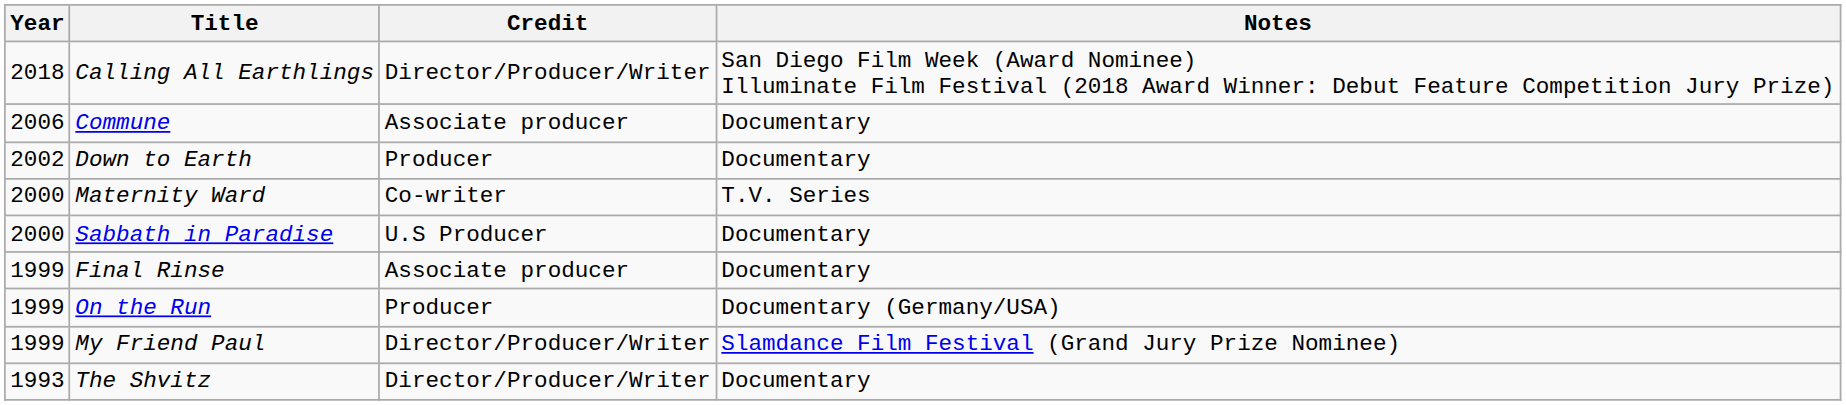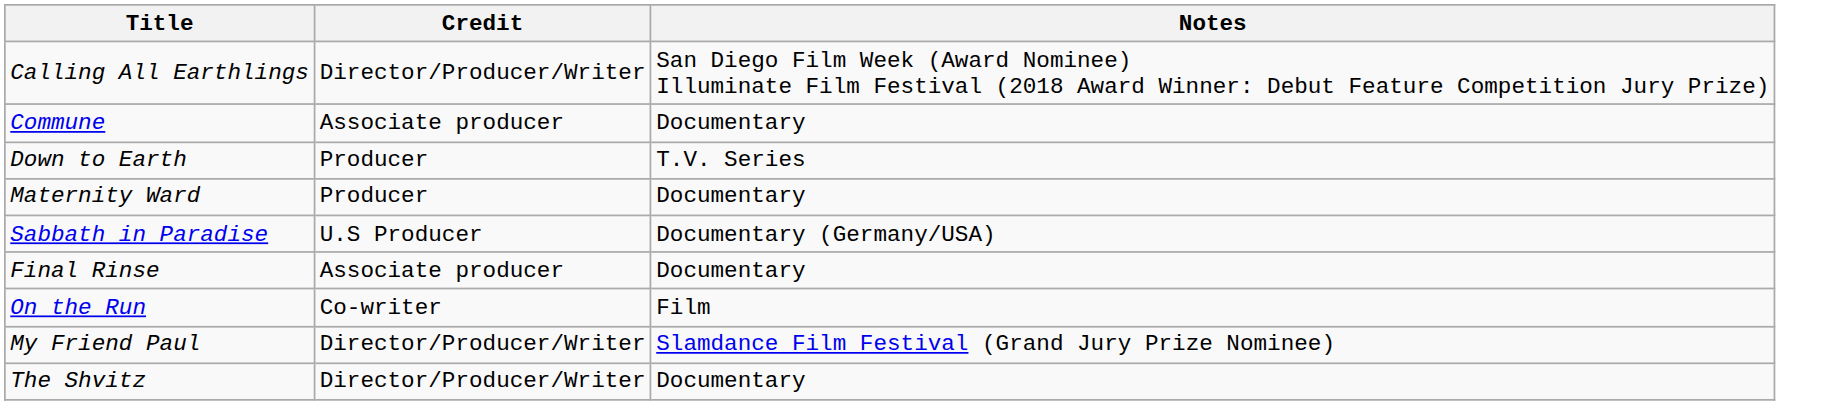- column: (37, 23)
(796, 160) Documentary -> (731, 160) T.V. Series
(446, 197) Co-writer -> (374, 197) Producer
(796, 197) T.V. Series -> (731, 197) Documentary
(796, 234) Documentary -> (826, 234) Documentary (Germany/USA)
(439, 307) Producer -> (381, 307) Co-writer
(891, 307) Documentary (Germany/USA) -> (683, 307) Film
